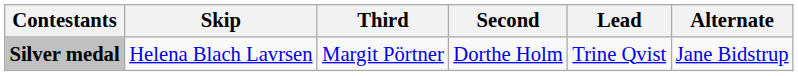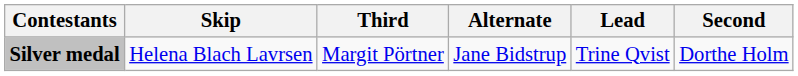columns swapped: (508, 20) <-> (732, 20)
